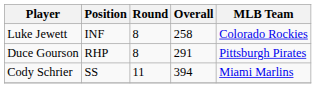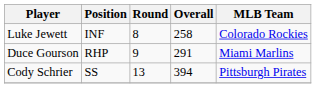(136, 53) 8 -> (136, 53) 9
(263, 53) Pittsburgh Pirates -> (256, 53) Miami Marlins
(138, 72) 11 -> (139, 72) 13
(256, 72) Miami Marlins -> (263, 72) Pittsburgh Pirates
